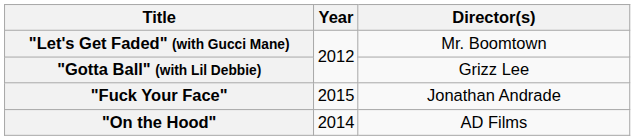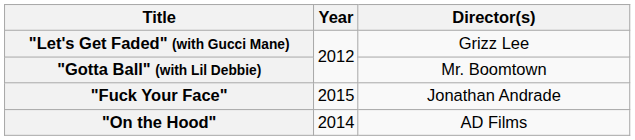(494, 43) Mr. Boomtown -> (494, 43) Grizz Lee
(494, 69) Grizz Lee -> (494, 69) Mr. Boomtown
